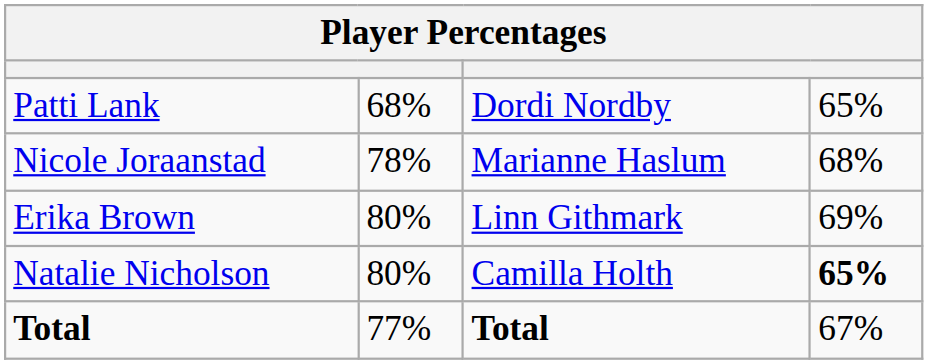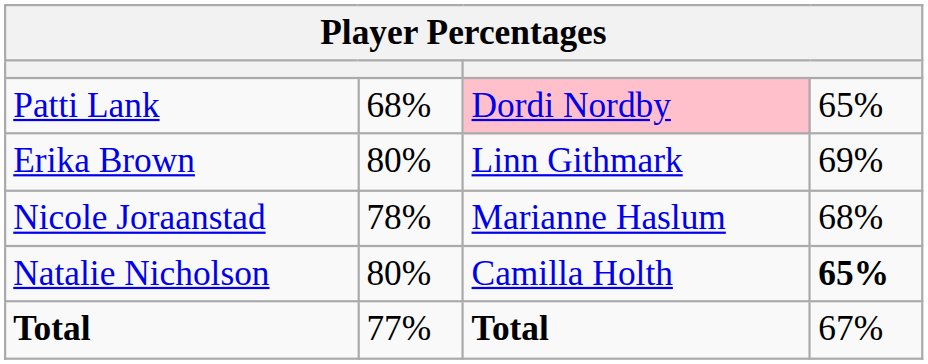(571, 104) no background -> (571, 104) pink background
rows swapped: (104, 217) <-> (139, 160)
